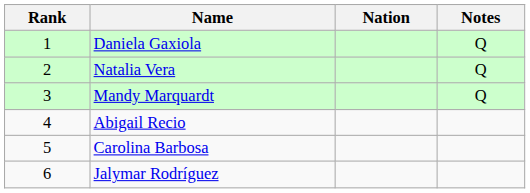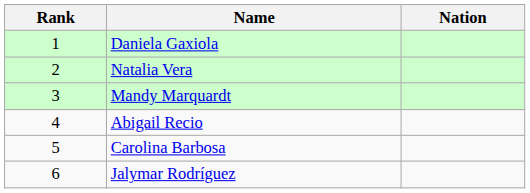- column: (481, 17)
